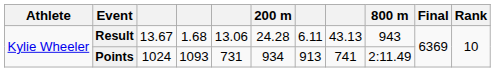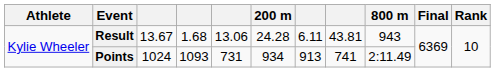(345, 36) 43.13 -> (345, 36) 43.81
